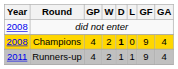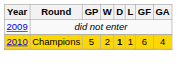(17, 27) 2008 -> (17, 27) 2009
(17, 42) 2008 -> (17, 42) 2010
(93, 42) 4 -> (92, 42) 5
(132, 42) 0 -> (130, 42) 1
(146, 42) 9 -> (144, 42) 6
- row: (57, 57)
